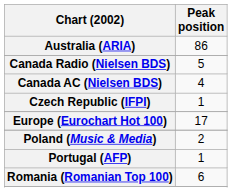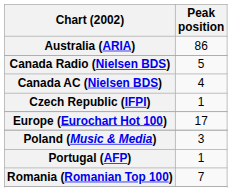(201, 139) 2 -> (201, 139) 3
(201, 177) 6 -> (201, 177) 7
